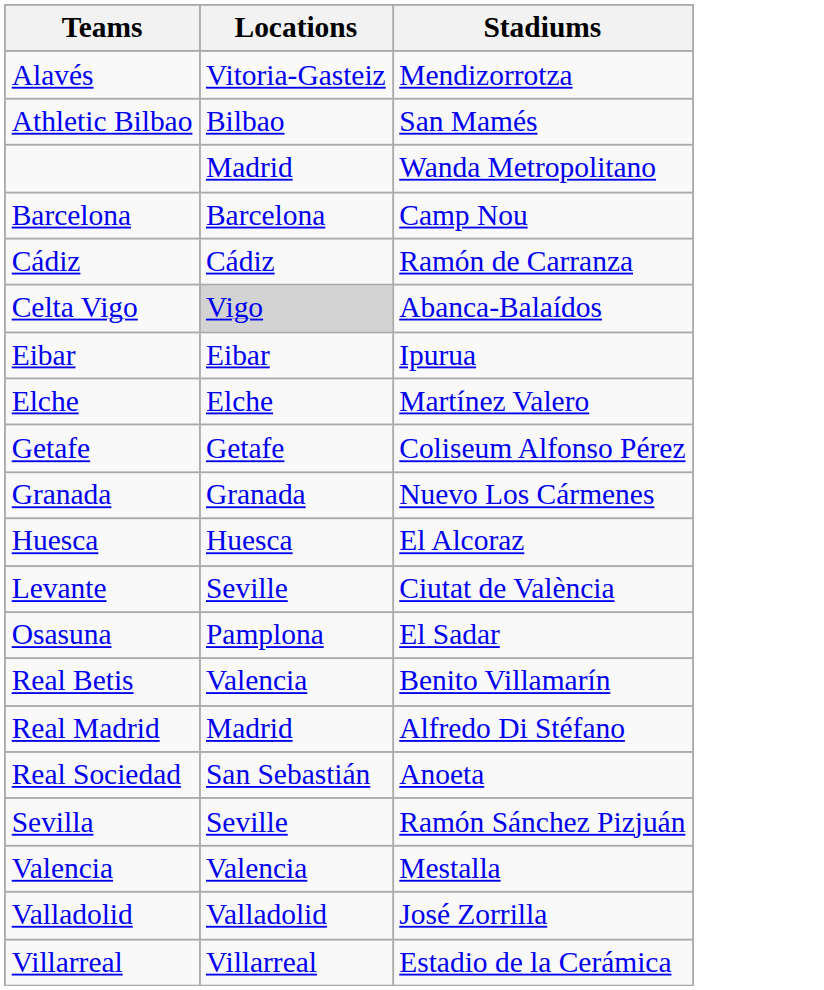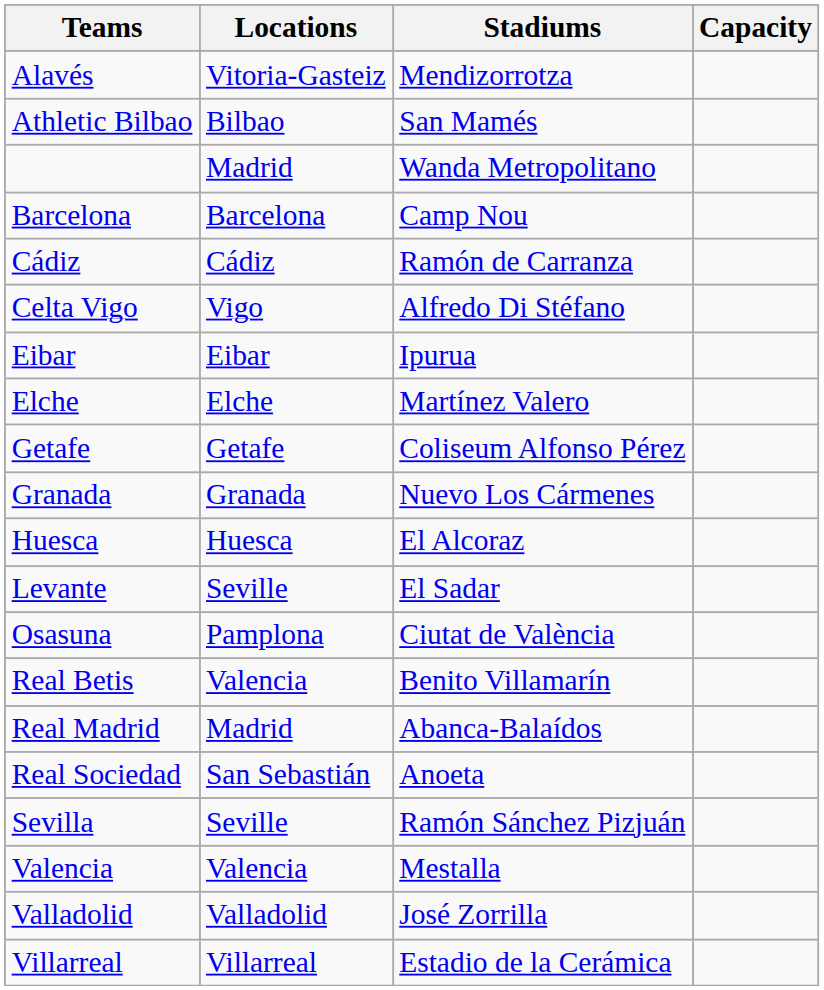+ column: (755, 27)
(235, 307) lightgrey background -> (235, 307) no background
(501, 307) Abanca-Balaídos -> (512, 307) Alfredo Di Stéfano
(507, 588) Ciutat de València -> (450, 588) El Sadar
(450, 634) El Sadar -> (507, 634) Ciutat de València
(512, 728) Alfredo Di Stéfano -> (501, 728) Abanca-Balaídos
